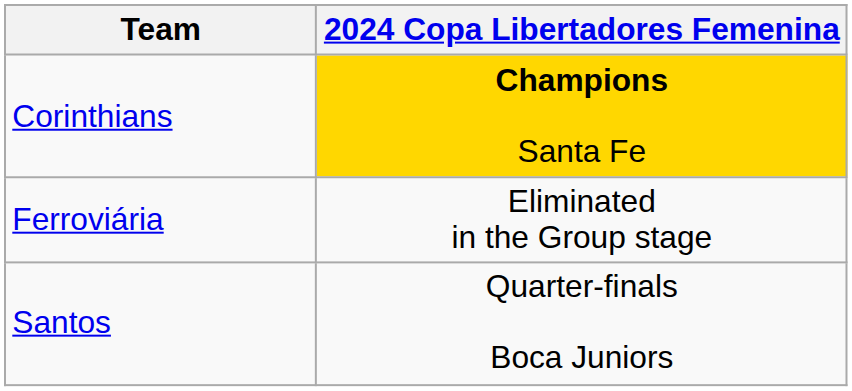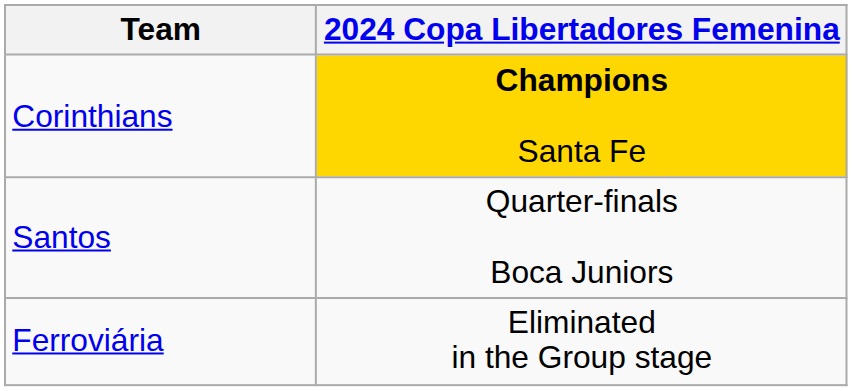rows swapped: (88, 219) <-> (62, 322)
